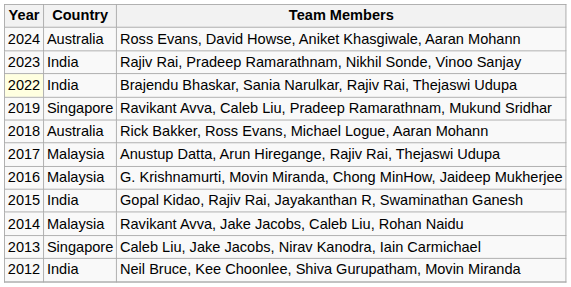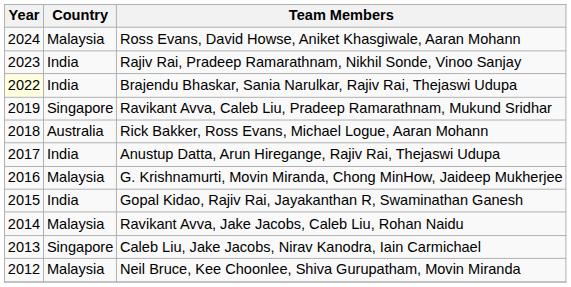(75, 39) Australia -> (76, 39) Malaysia
(76, 154) Malaysia -> (63, 154) India
(63, 270) India -> (76, 270) Malaysia
